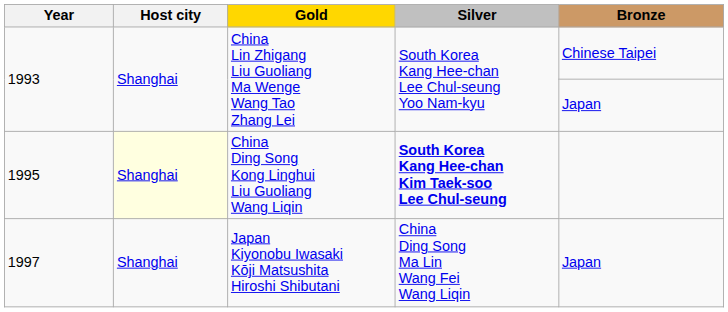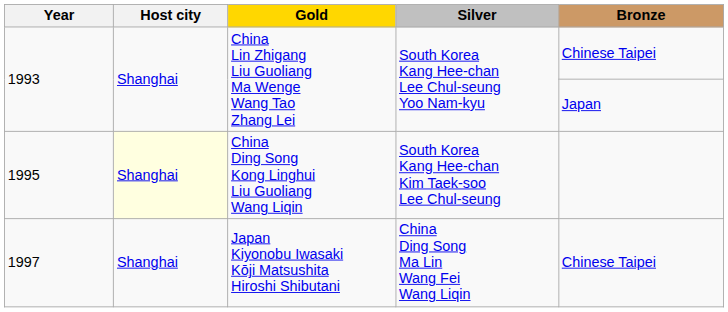(453, 174) bold -> (450, 174) normal
(582, 262) Japan -> (609, 262) Chinese Taipei
